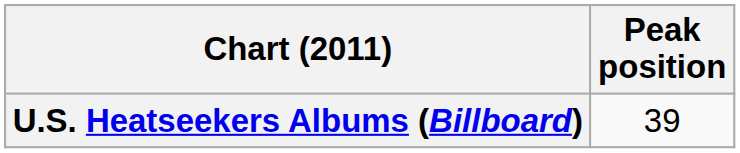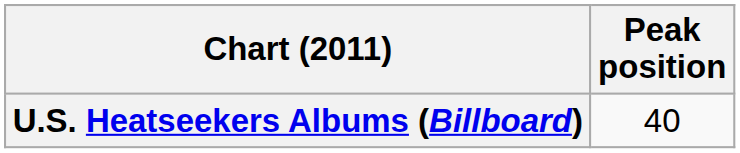(662, 119) 39 -> (662, 119) 40
